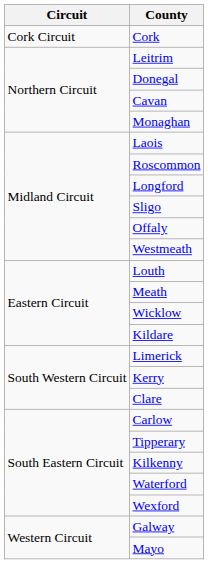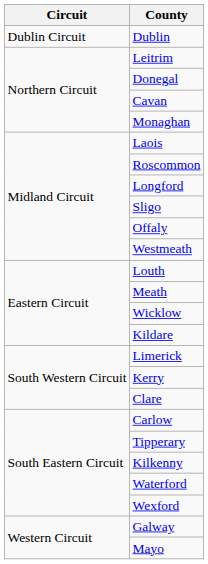+ row: (151, 36)
- row: (146, 36)
